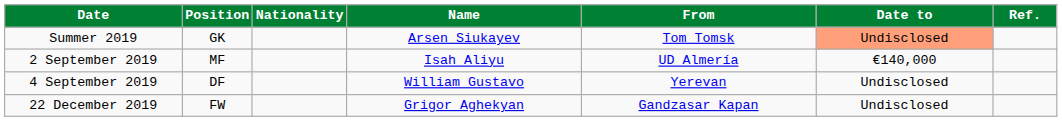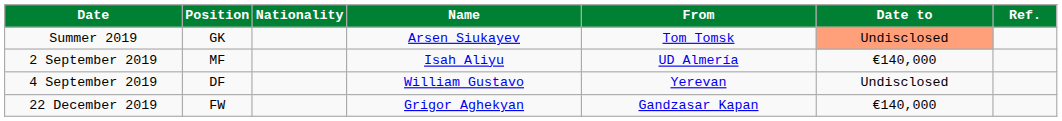(904, 105) Undisclosed -> (904, 105) €140,000
